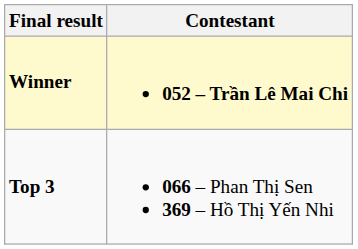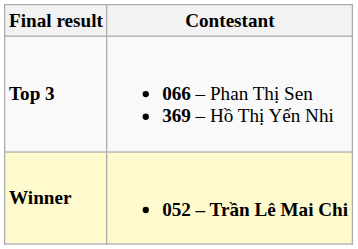rows swapped: (40, 82) <-> (32, 186)
